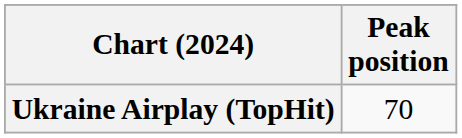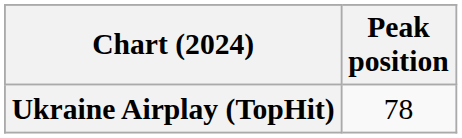(398, 108) 70 -> (398, 108) 78
